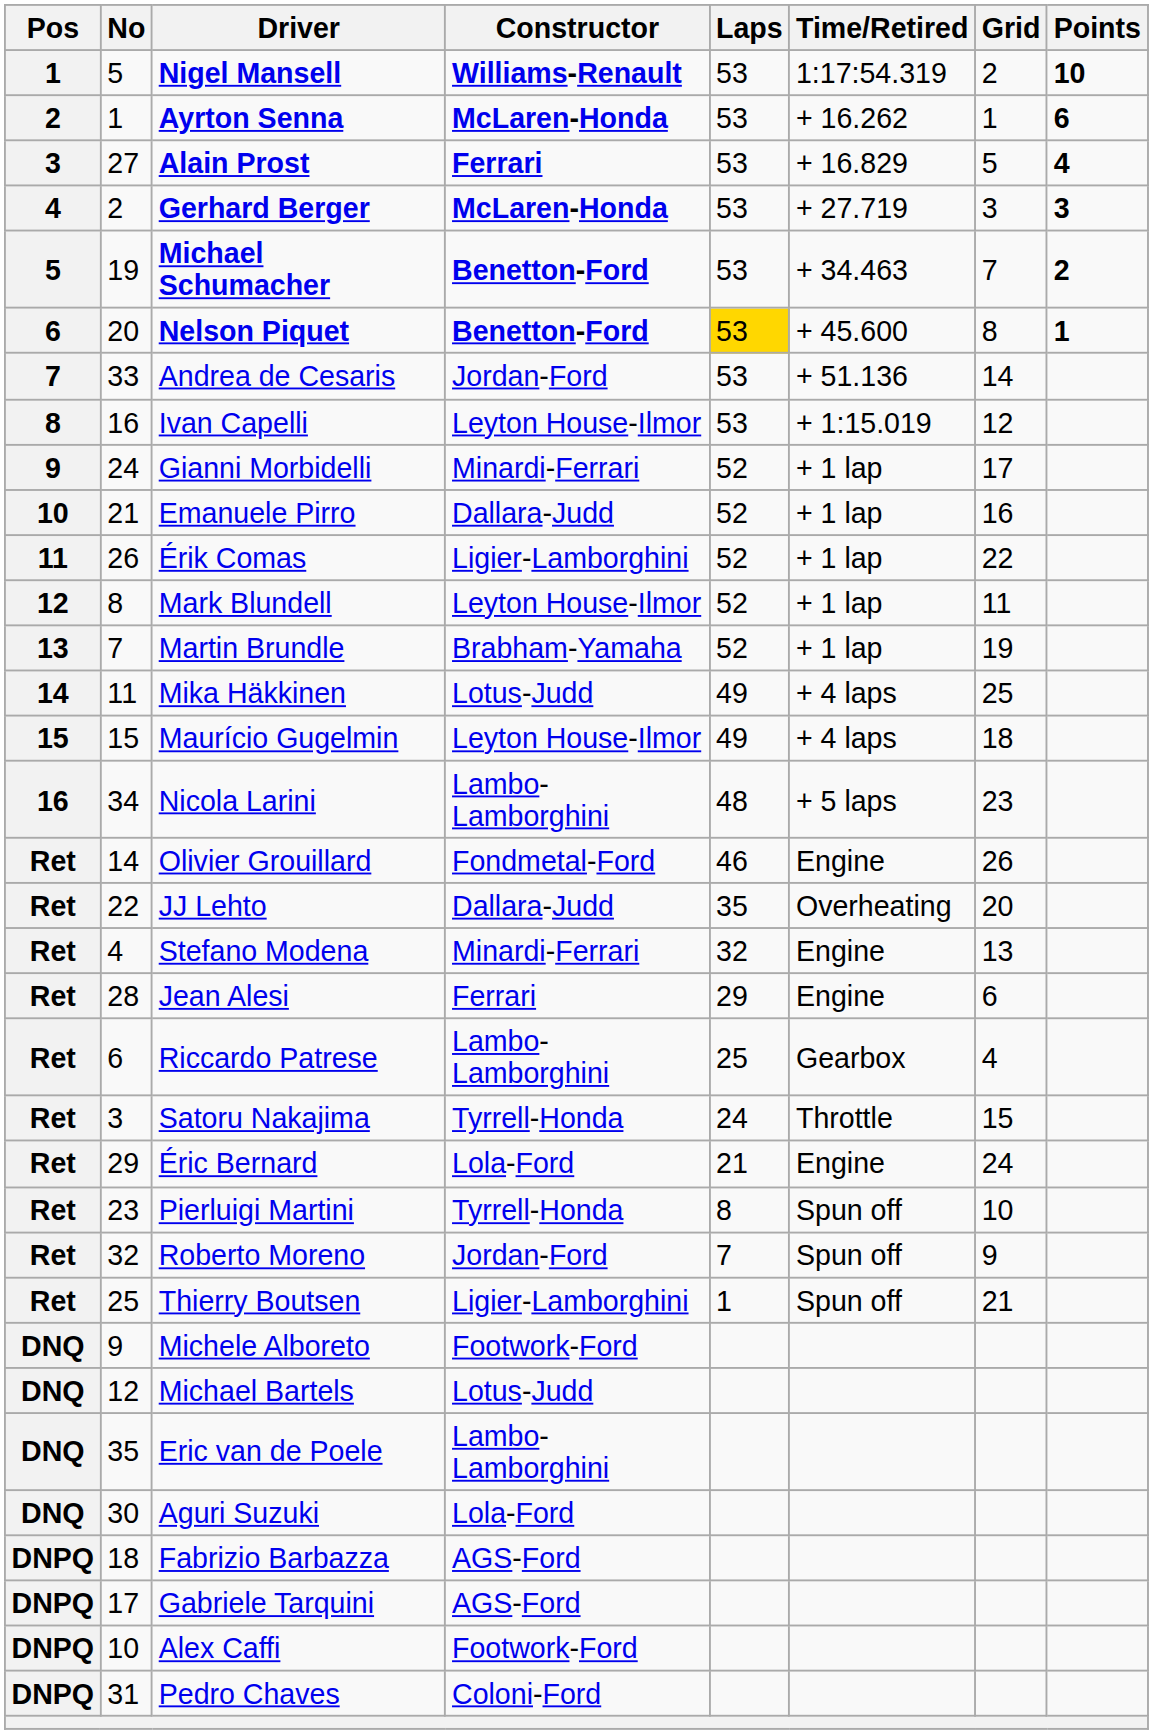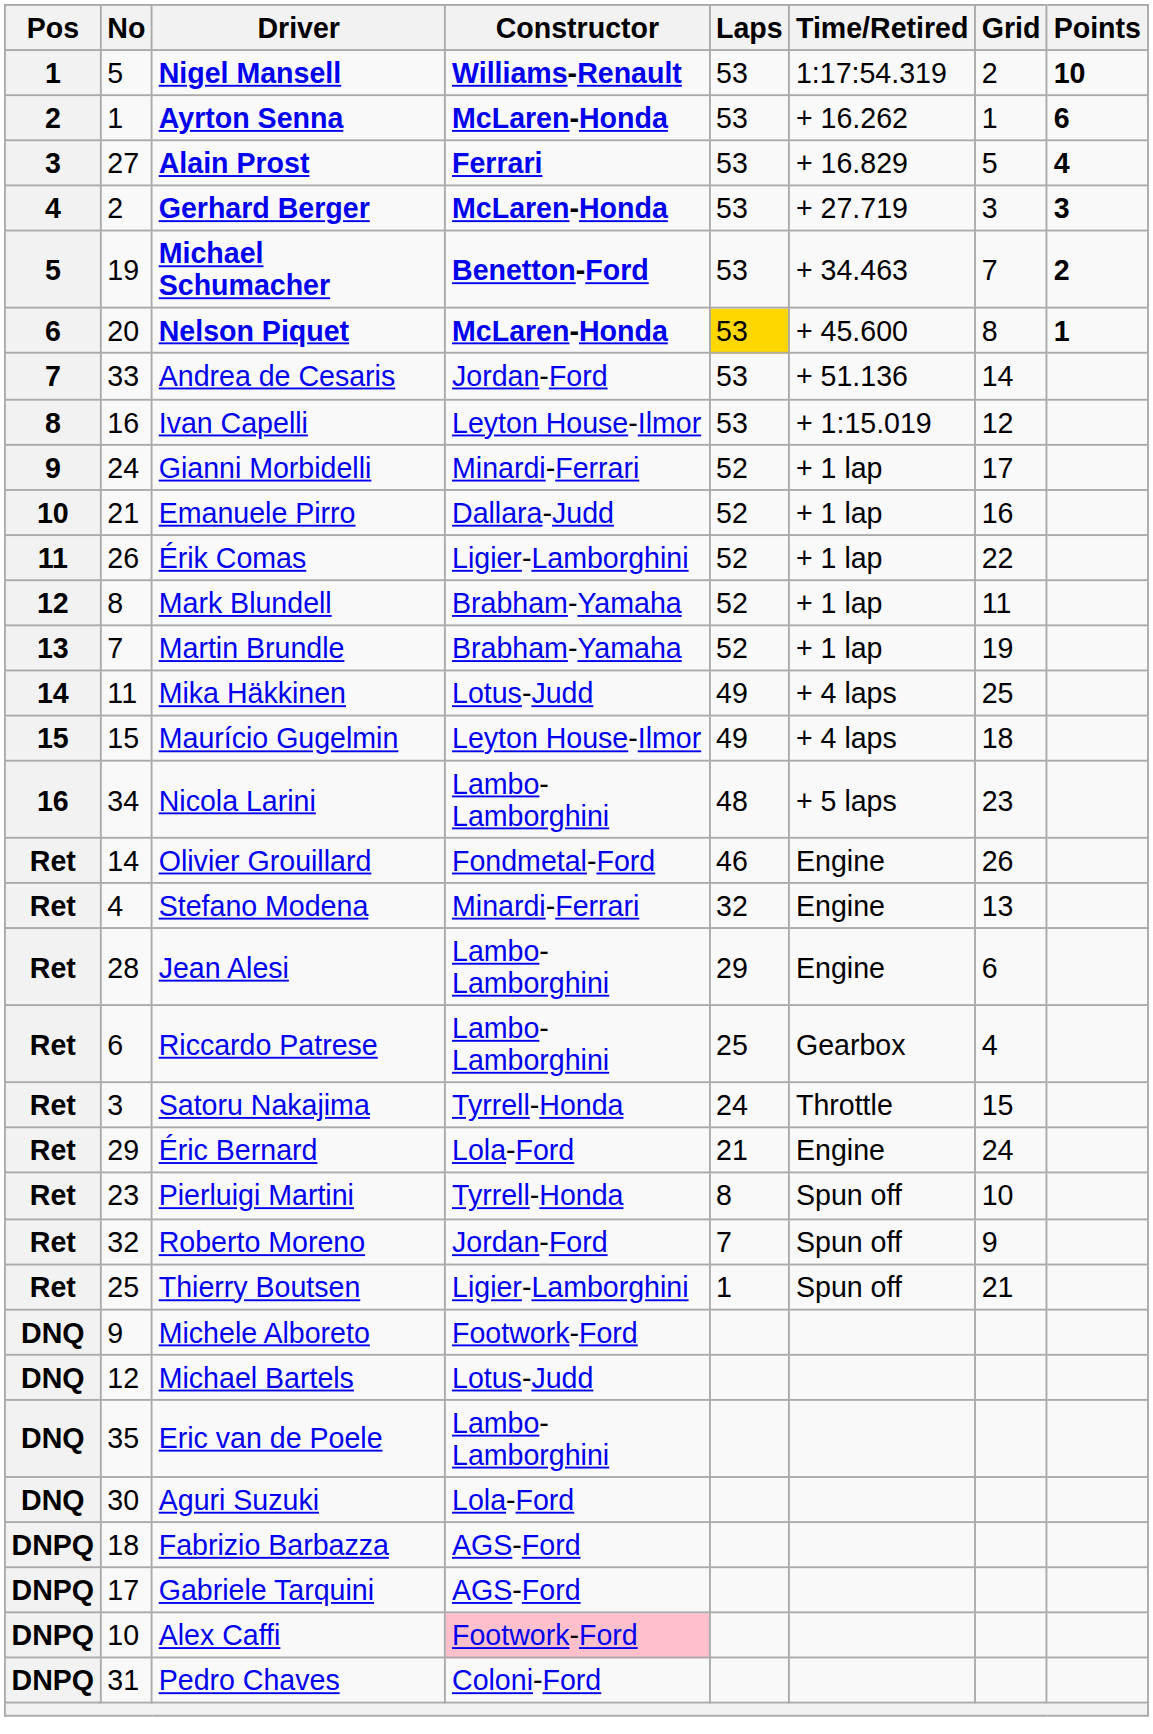(550, 331) Benetton-Ford -> (560, 331) McLaren-Honda
(577, 603) Leyton House-Ilmor -> (567, 603) Brabham-Yamaha
- row: (213, 906)
(494, 996) Ferrari -> (531, 967) Lambo-Lamborghini
(545, 1648) no background -> (545, 1635) pink background
